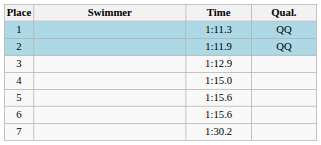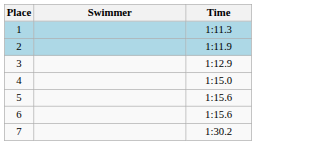- column: (284, 13)
